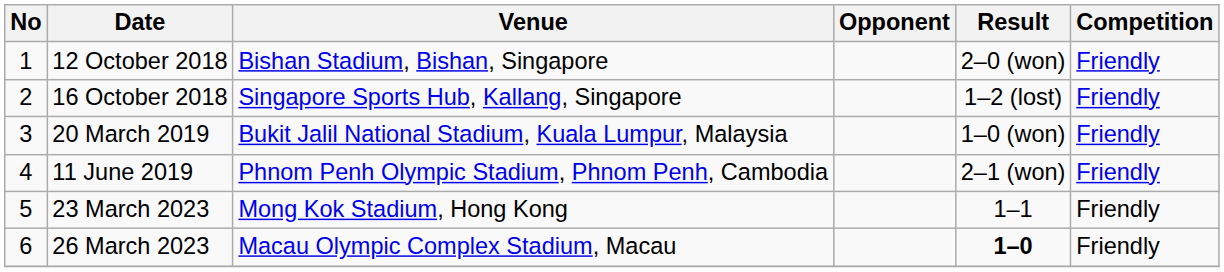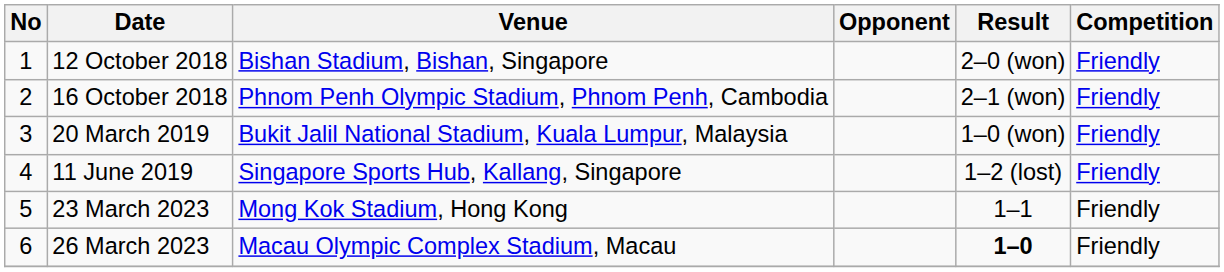(460, 97) Singapore Sports Hub, Kallang, Singapore -> (533, 97) Phnom Penh Olympic Stadium, Phnom Penh, Cambodia
(1013, 97) 1–2 (lost) -> (1013, 97) 2–1 (won)
(533, 172) Phnom Penh Olympic Stadium, Phnom Penh, Cambodia -> (460, 172) Singapore Sports Hub, Kallang, Singapore
(1013, 172) 2–1 (won) -> (1013, 172) 1–2 (lost)
